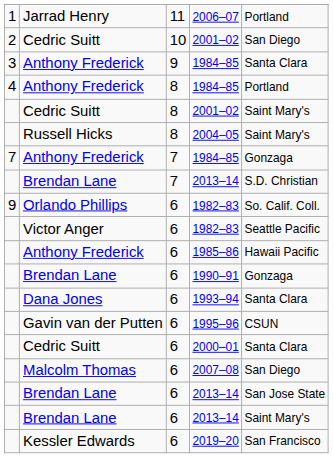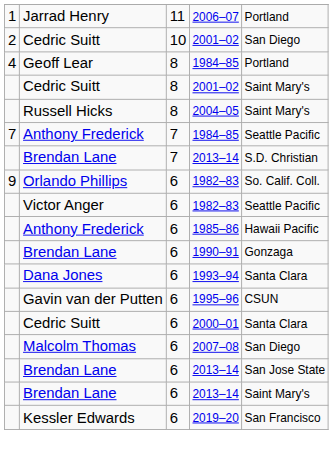- row: (12, 63)
(83, 87) Anthony Frederick -> (58, 63) Geoff Lear
(269, 158) Gonzaga -> (282, 134) Seattle Pacific
